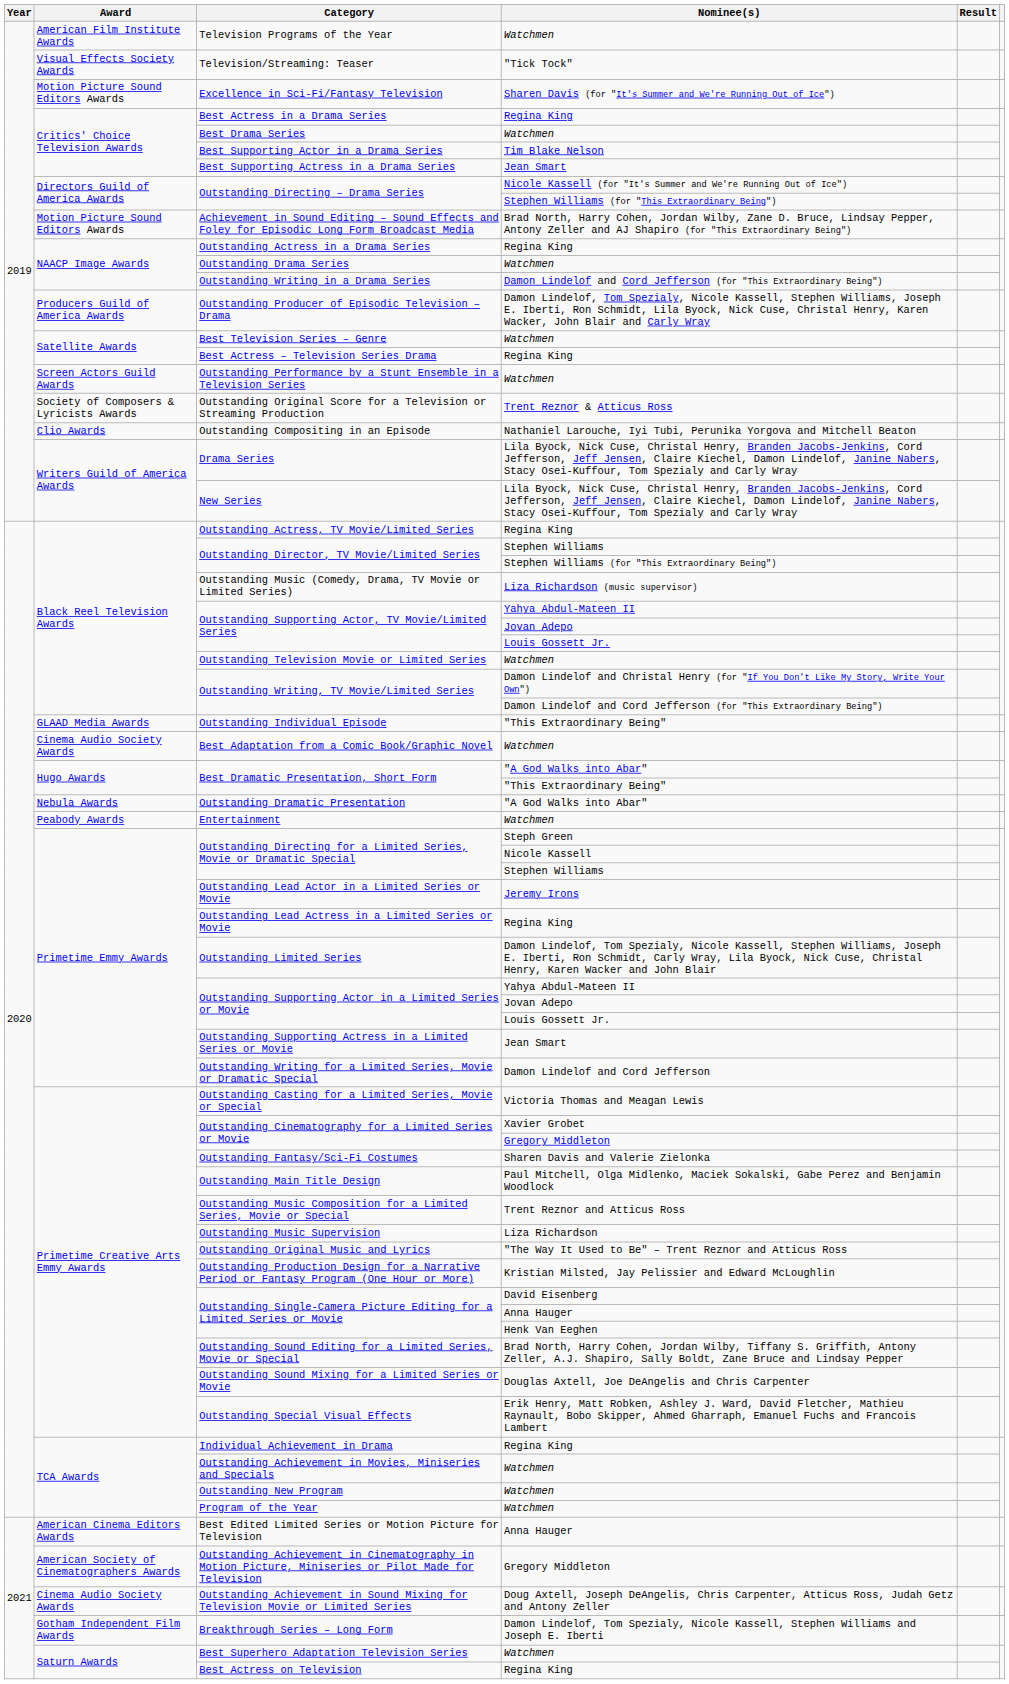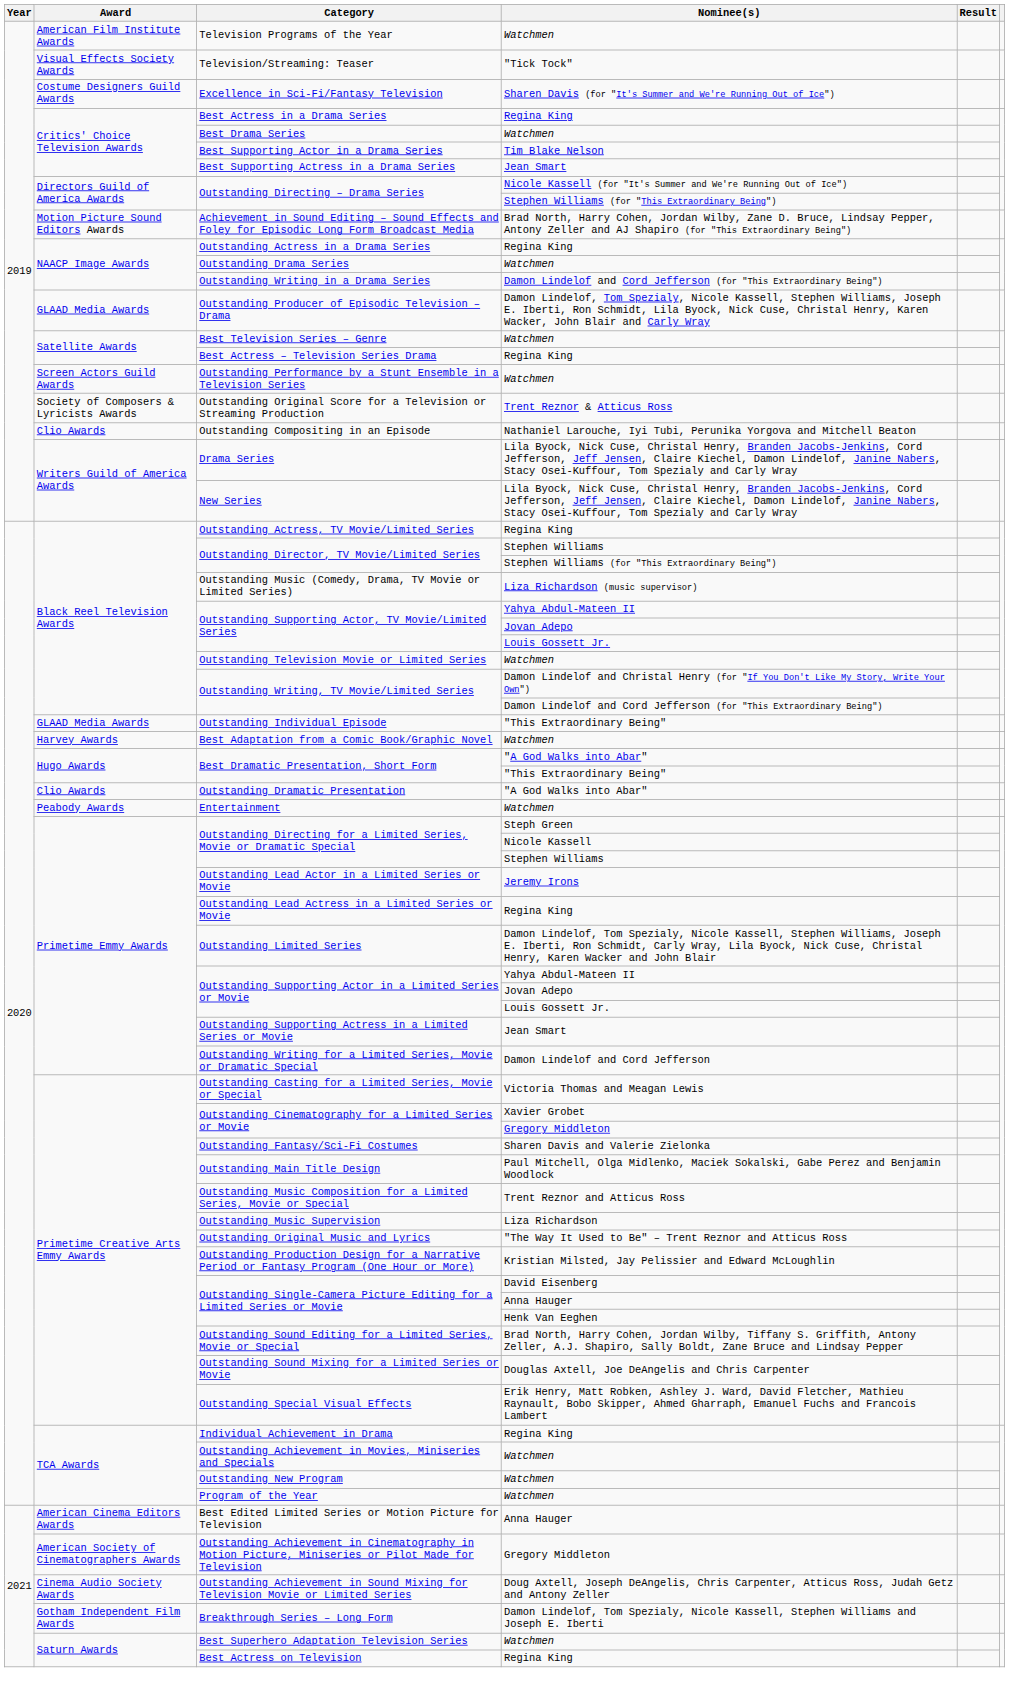(99, 94) Motion Picture Sound Editors Awards -> (109, 94) Costume Designers Guild Awards
(93, 310) Producers Guild of America Awards -> (93, 310) GLAAD Media Awards
(99, 746) Cinema Audio Society Awards -> (77, 740) Harvey Awards
(77, 803) Nebula Awards -> (71, 791) Clio Awards
